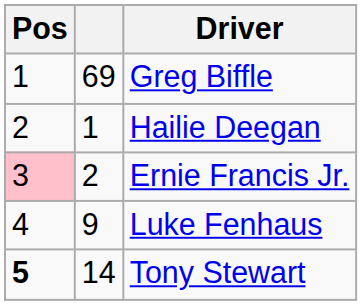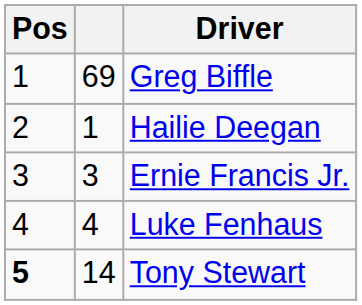(20, 175) pink background -> (20, 175) no background
(90, 175) 2 -> (90, 175) 3
(90, 224) 9 -> (90, 224) 4
